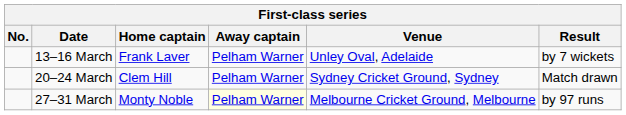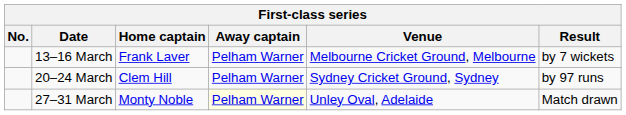(371, 57) Unley Oval, Adelaide -> (423, 57) Melbourne Cricket Ground, Melbourne
(580, 78) Match drawn -> (573, 78) by 97 runs
(423, 99) Melbourne Cricket Ground, Melbourne -> (371, 99) Unley Oval, Adelaide
(573, 99) by 97 runs -> (580, 99) Match drawn
